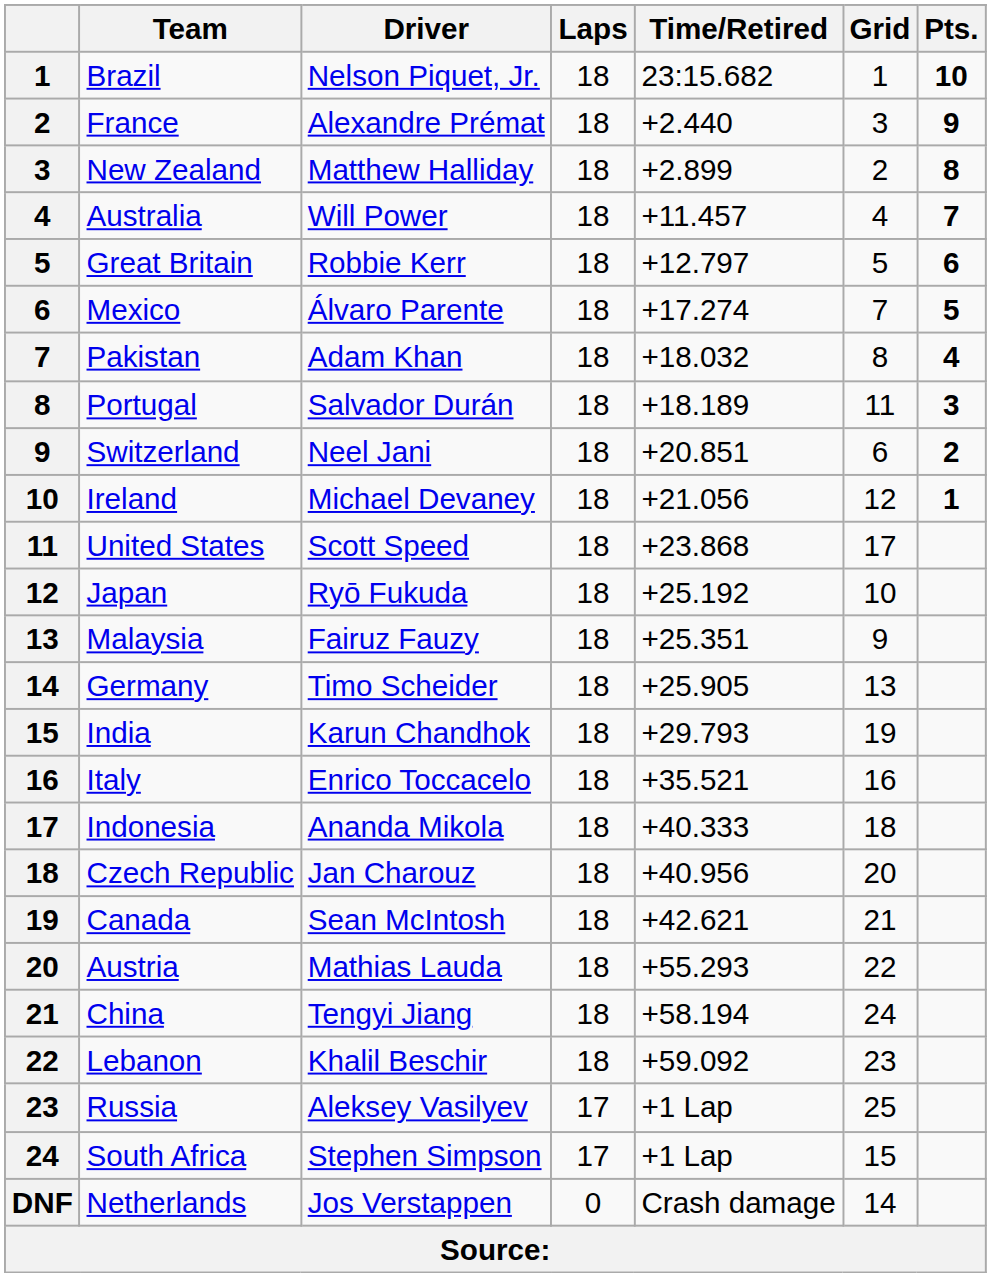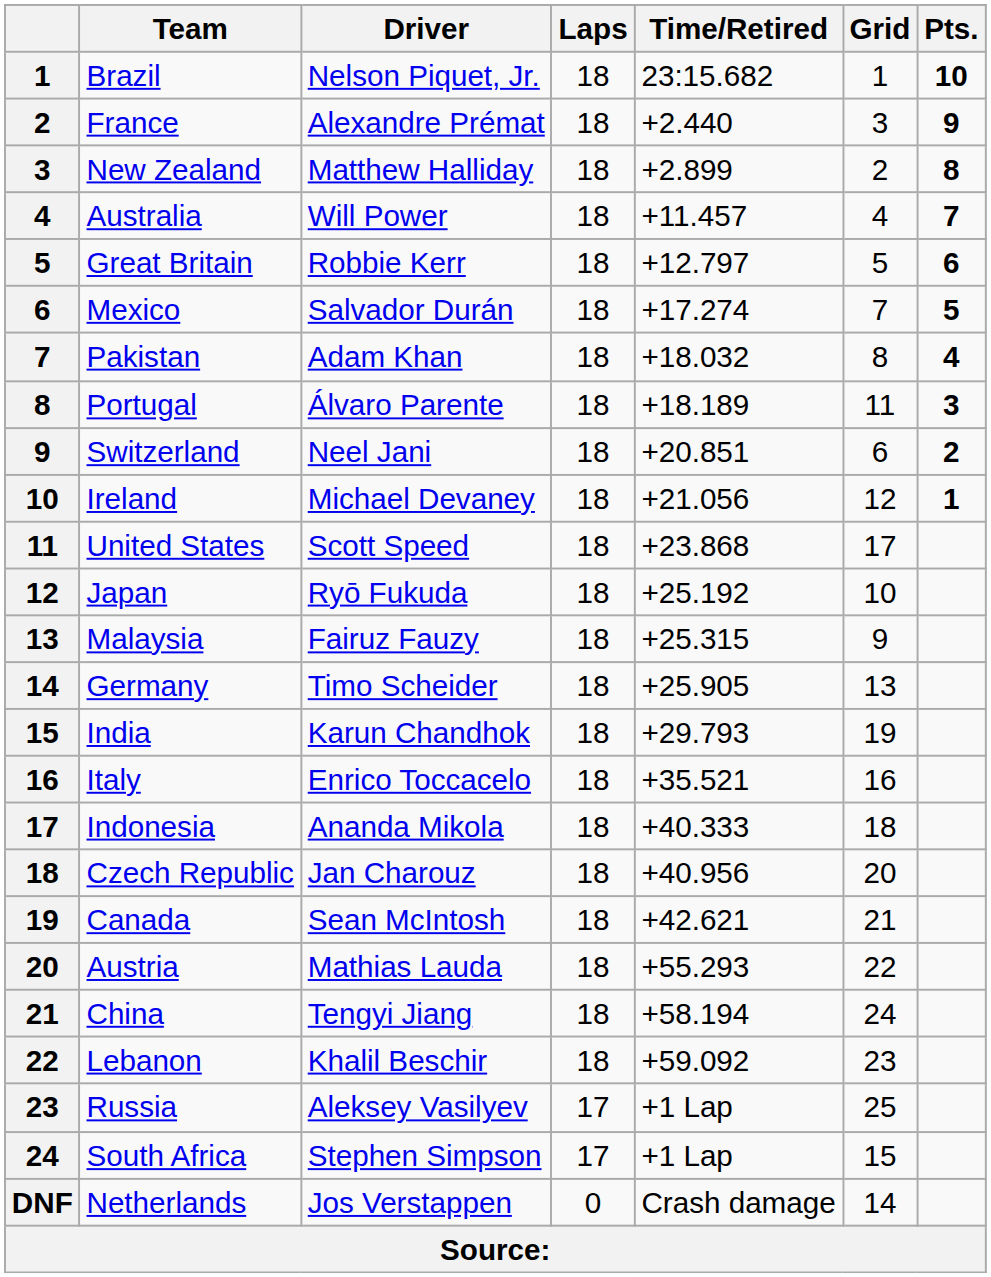(406, 310) Álvaro Parente -> (411, 310) Salvador Durán
(411, 404) Salvador Durán -> (406, 404) Álvaro Parente
(695, 639) +25.351 -> (695, 639) +25.315
